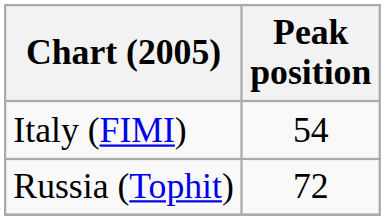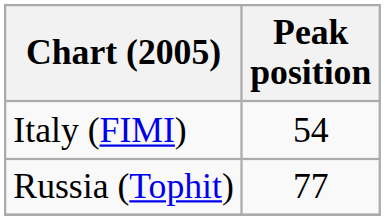(311, 186) 72 -> (311, 186) 77
